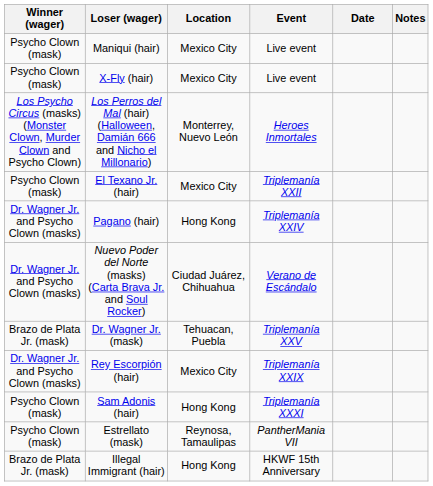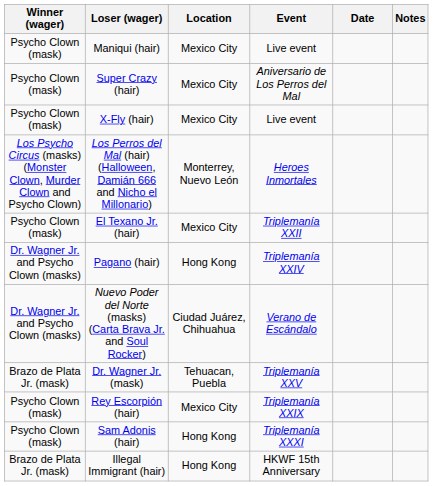+ row: (127, 84)
(45, 371) Dr. Wagner Jr. and Psycho Clown (masks) -> (45, 407) Psycho Clown (mask)
- row: (126, 436)
